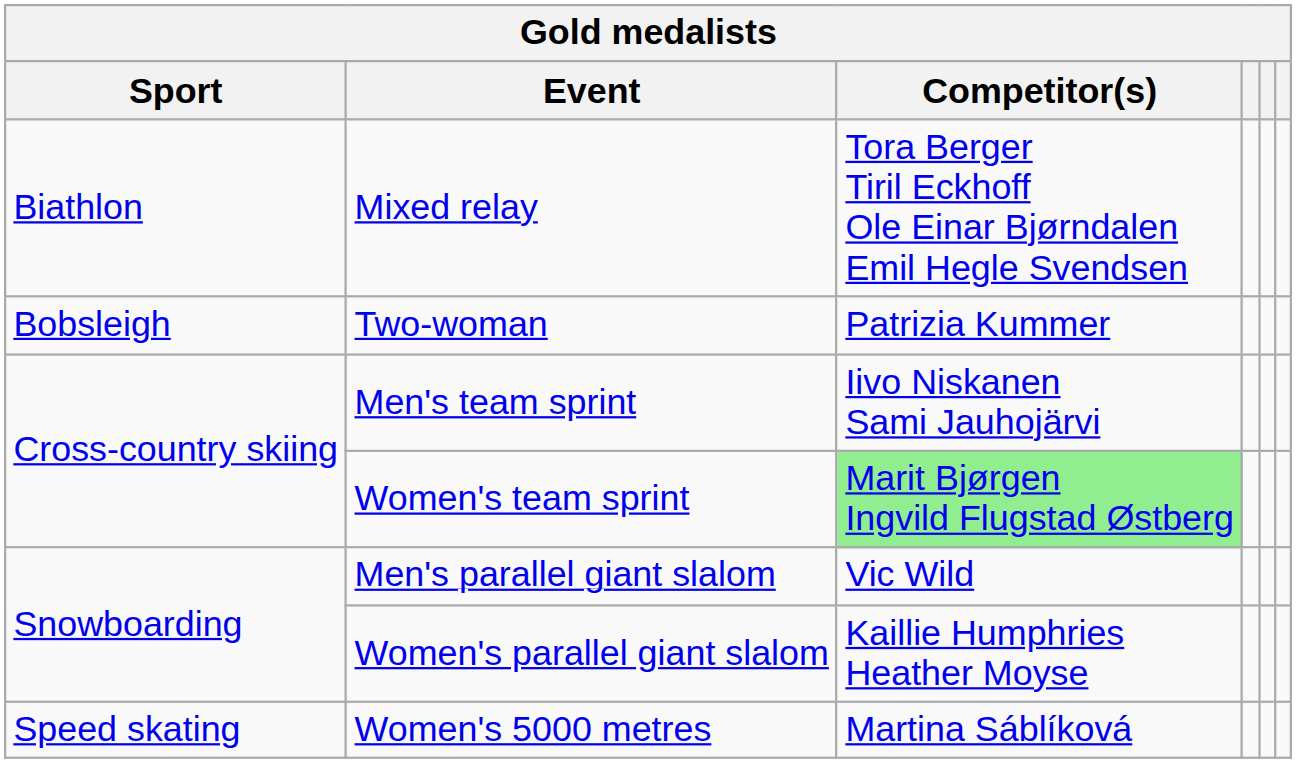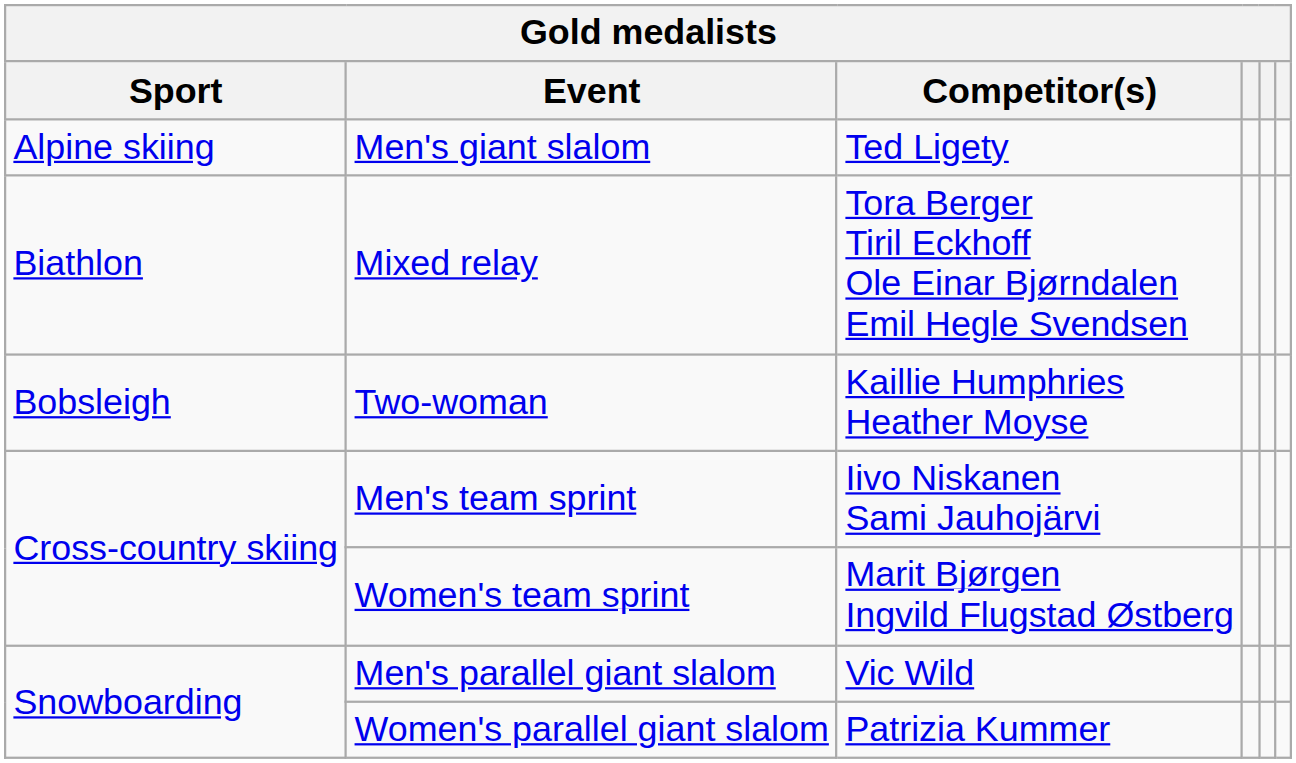+ row: (502, 146)
(978, 324) Patrizia Kummer -> (985, 401) Kaillie Humphries Heather Moyse
(1040, 498) lightgreen background -> (1040, 595) no background
(985, 652) Kaillie Humphries Heather Moyse -> (978, 729) Patrizia Kummer
- row: (533, 729)
